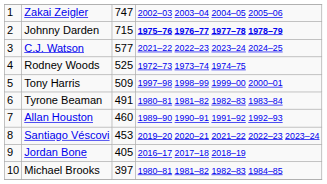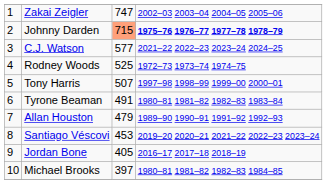(124, 30) no background -> (124, 30) lightsalmon background
(124, 83) 509 -> (124, 83) 507
(124, 118) 460 -> (124, 118) 479
